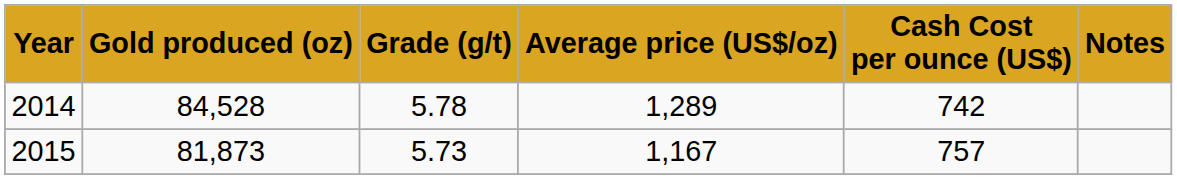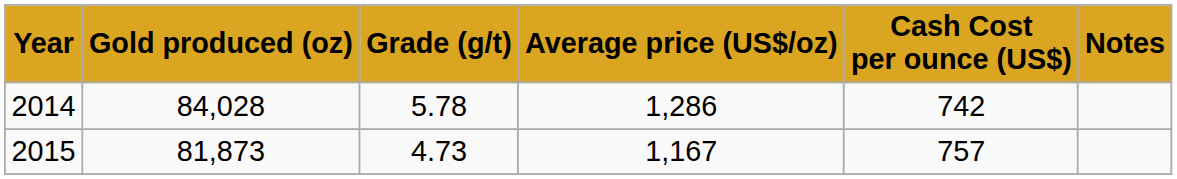(221, 105) 84,528 -> (221, 105) 84,028
(681, 105) 1,289 -> (681, 105) 1,286
(439, 151) 5.73 -> (439, 151) 4.73
